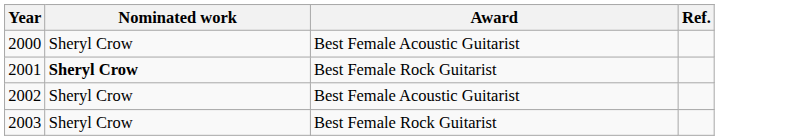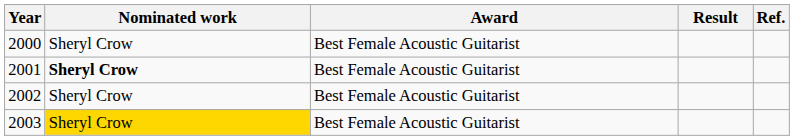+ column: (716, 17)
(405, 69) Best Female Rock Guitarist -> (417, 69) Best Female Acoustic Guitarist
(91, 122) no background -> (91, 122) gold background
(405, 122) Best Female Rock Guitarist -> (417, 122) Best Female Acoustic Guitarist
